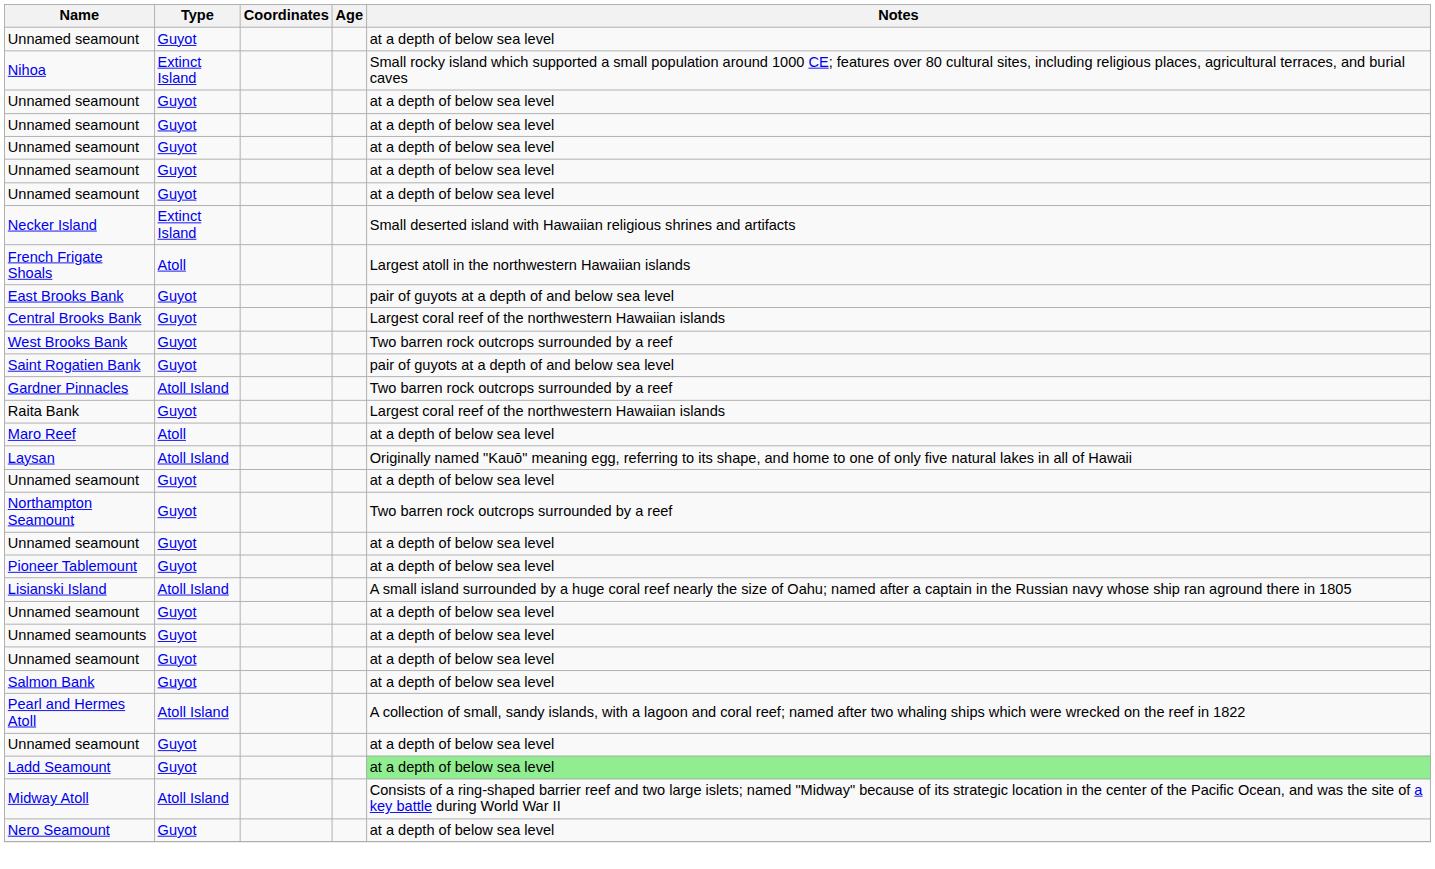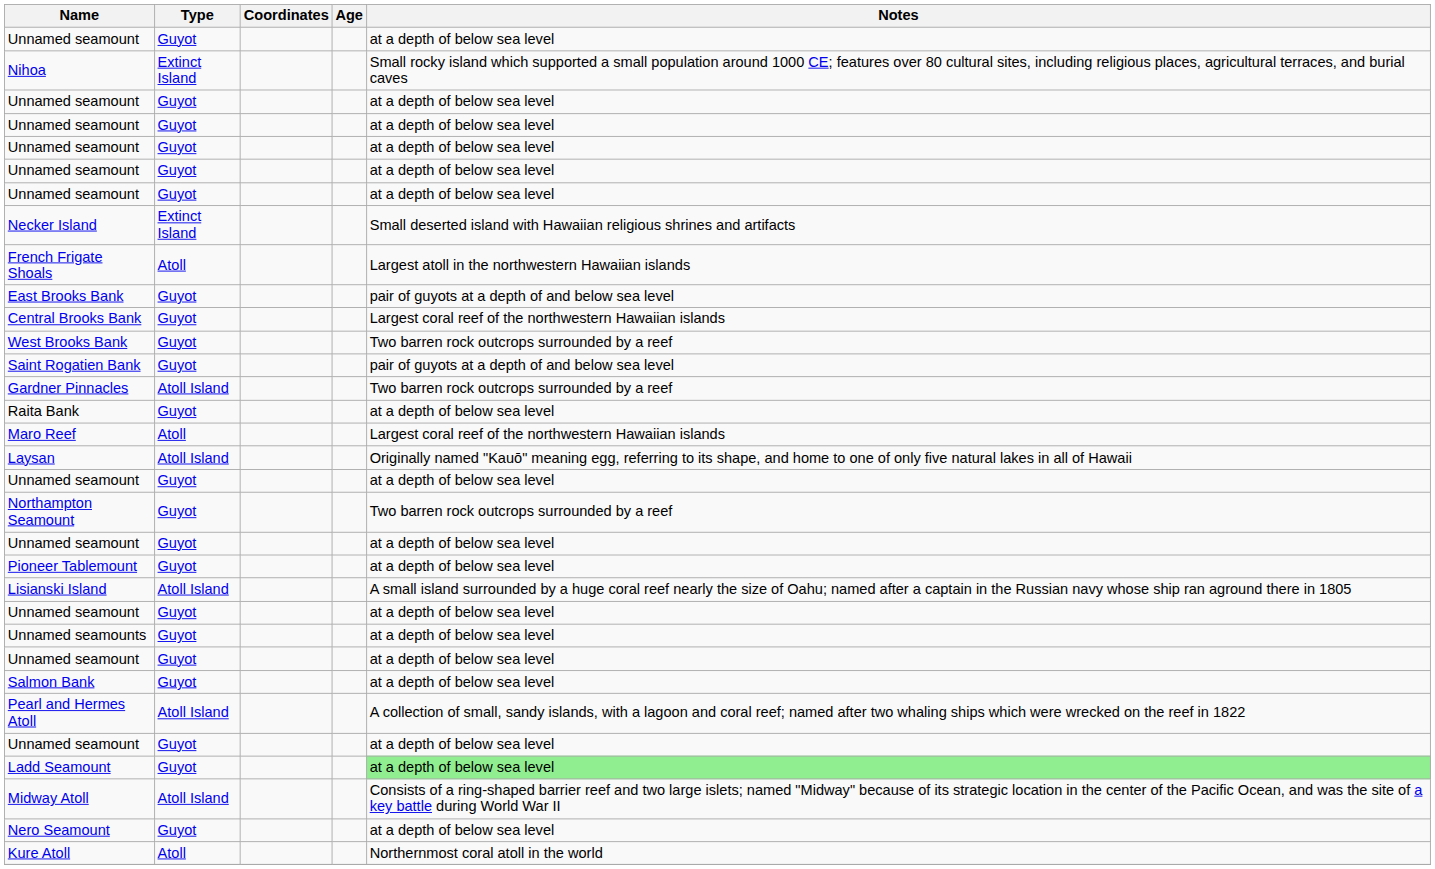(547, 411) Largest coral reef of the northwestern Hawaiian islands -> (462, 411) at a depth of below sea level
(462, 434) at a depth of below sea level -> (547, 434) Largest coral reef of the northwestern Hawaiian islands
+ row: (39, 853)
